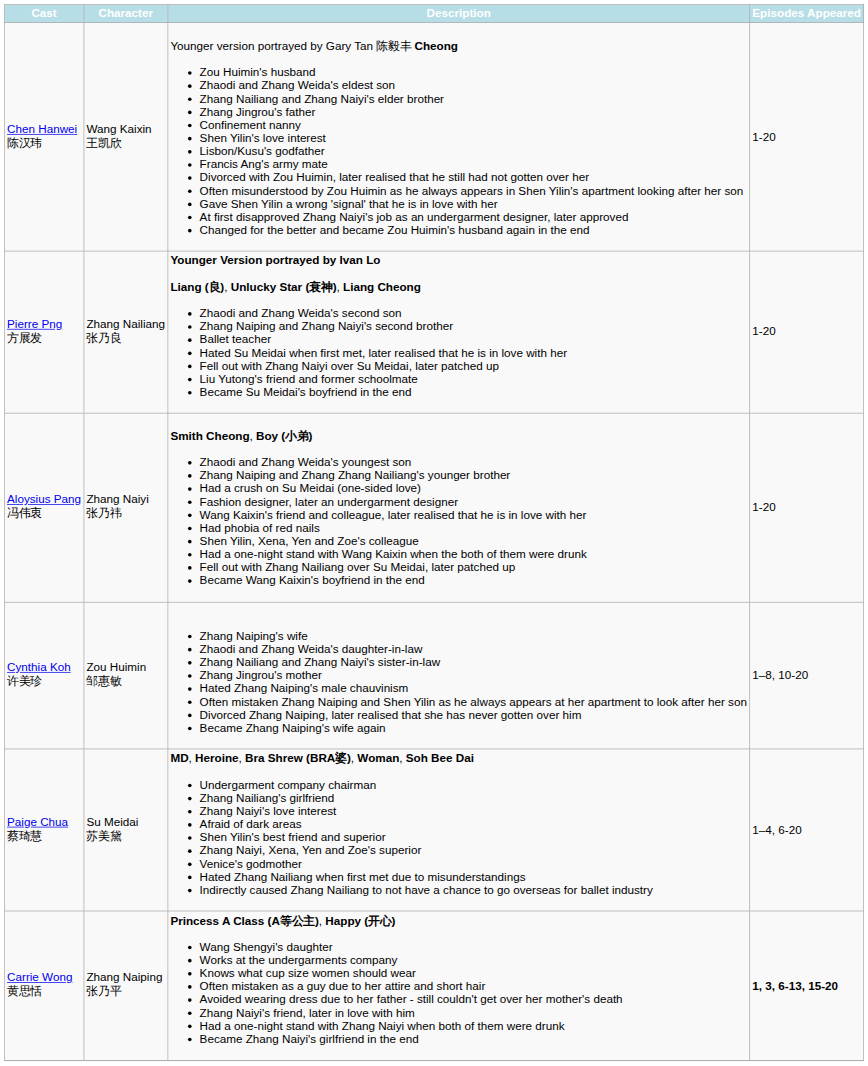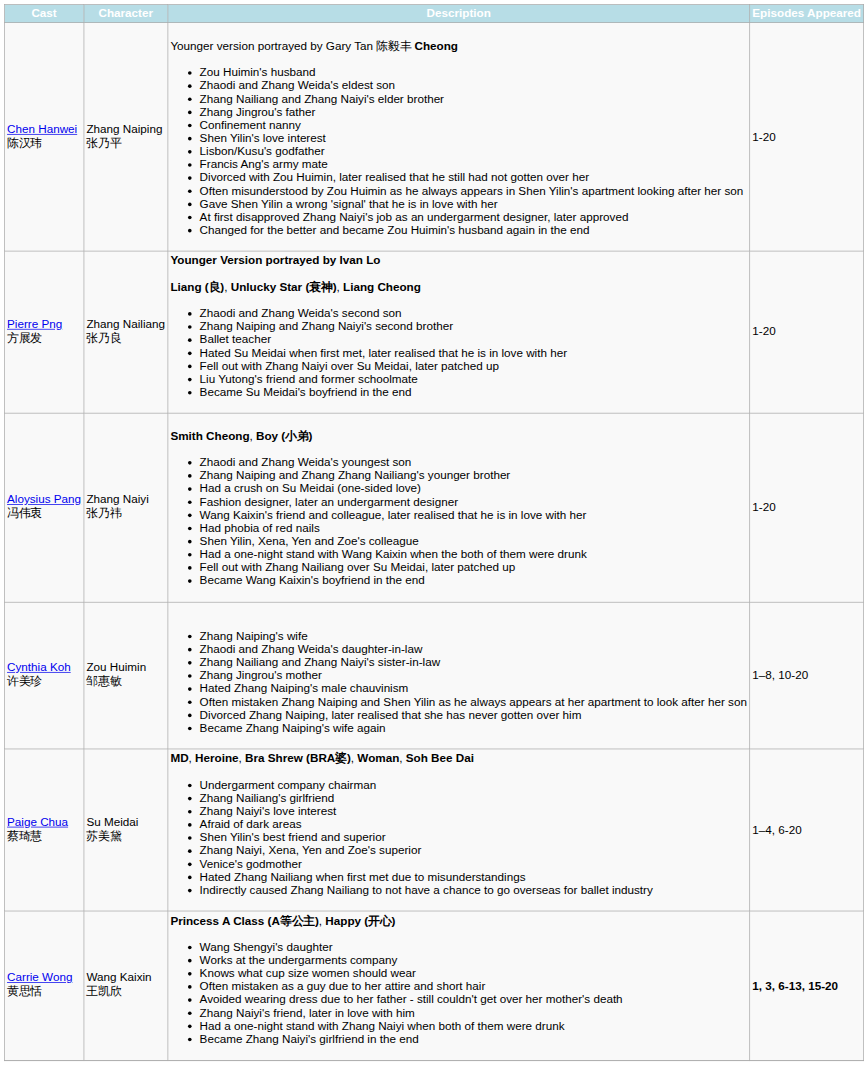(119, 136) Wang Kaixin 王凯欣 -> (124, 136) Zhang Naiping 张乃平
(124, 985) Zhang Naiping 张乃平 -> (119, 985) Wang Kaixin 王凯欣
